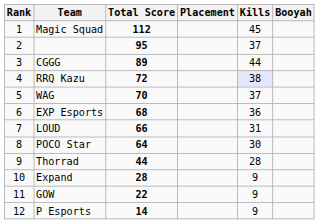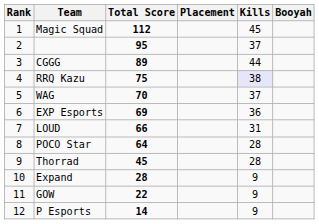(142, 79) 72 -> (142, 79) 75
(142, 112) 68 -> (142, 112) 69
(255, 145) 30 -> (255, 145) 28
(142, 161) 44 -> (142, 161) 45
